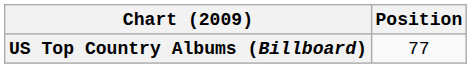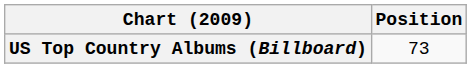(419, 49) 77 -> (419, 49) 73
